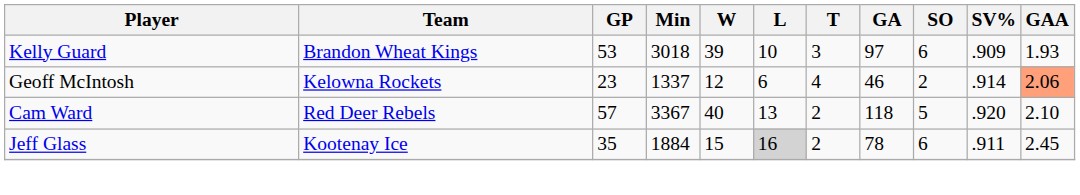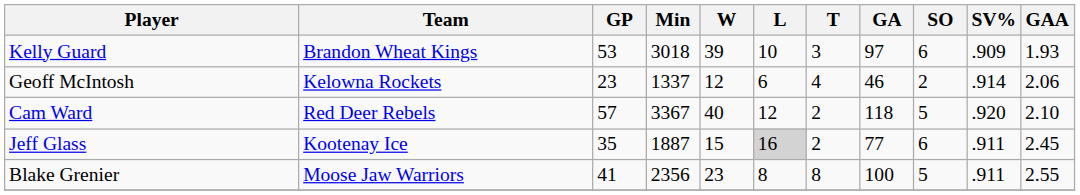(1042, 81) lightsalmon background -> (1042, 81) no background
(767, 112) 13 -> (767, 112) 12
(670, 143) 1884 -> (670, 143) 1887
(874, 143) 78 -> (874, 143) 77
+ row: (64, 174)
